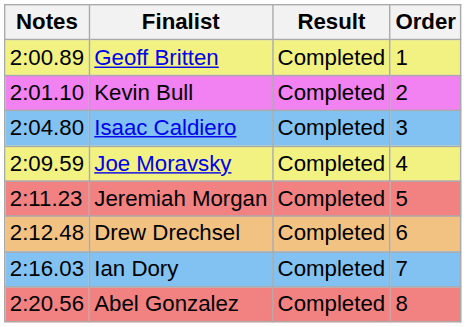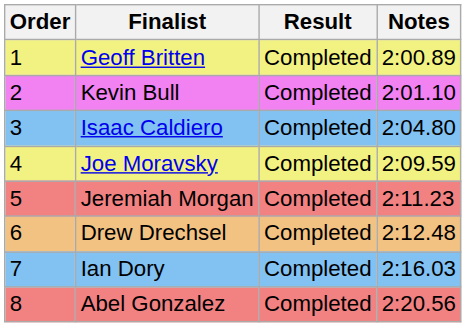columns swapped: (426, 22) <-> (47, 22)
